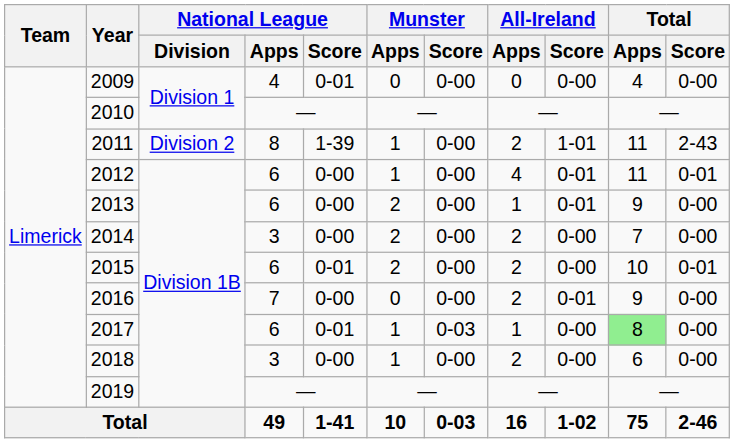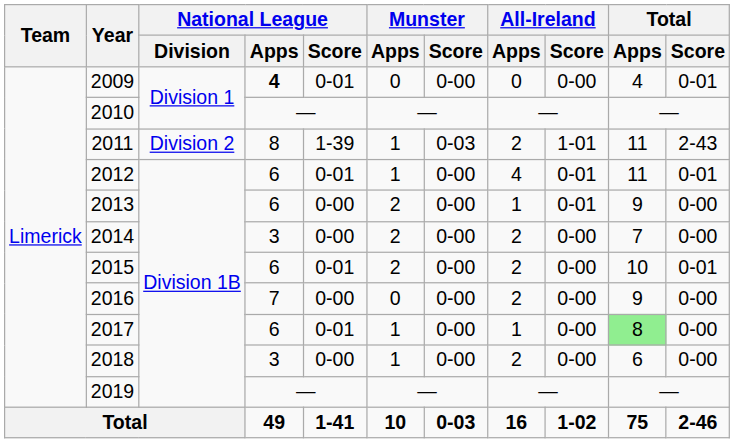(274, 81) normal -> (274, 81) bold
(698, 81) 0-00 -> (698, 81) 0-01
(456, 143) 0-00 -> (456, 143) 0-03
(335, 174) 0-00 -> (335, 174) 0-01
(577, 298) 0-01 -> (577, 298) 0-00
(456, 329) 0-03 -> (456, 329) 0-00
